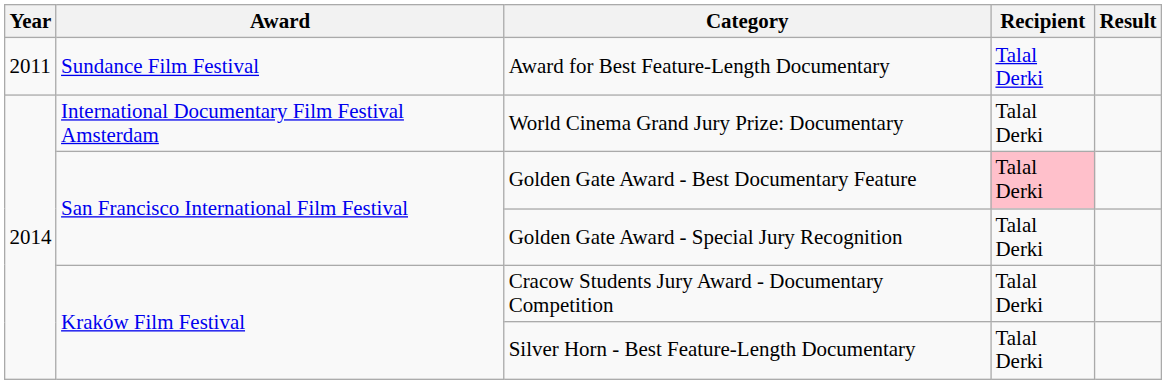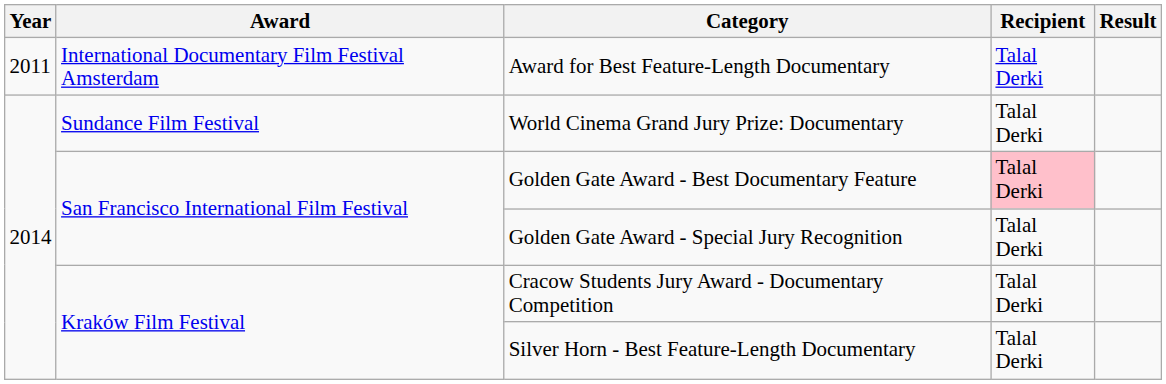(160, 66) Sundance Film Festival -> (232, 66) International Documentary Film Festival Amsterdam
(232, 122) International Documentary Film Festival Amsterdam -> (160, 122) Sundance Film Festival
